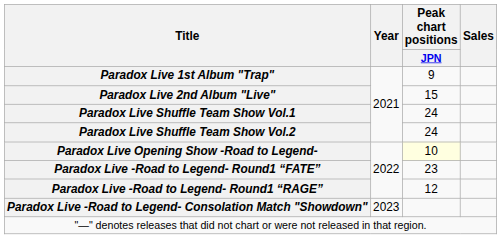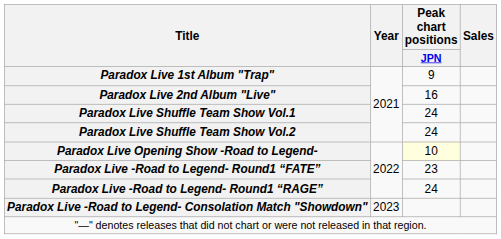(431, 94) 15 -> (431, 94) 16
(431, 188) 12 -> (431, 188) 24
